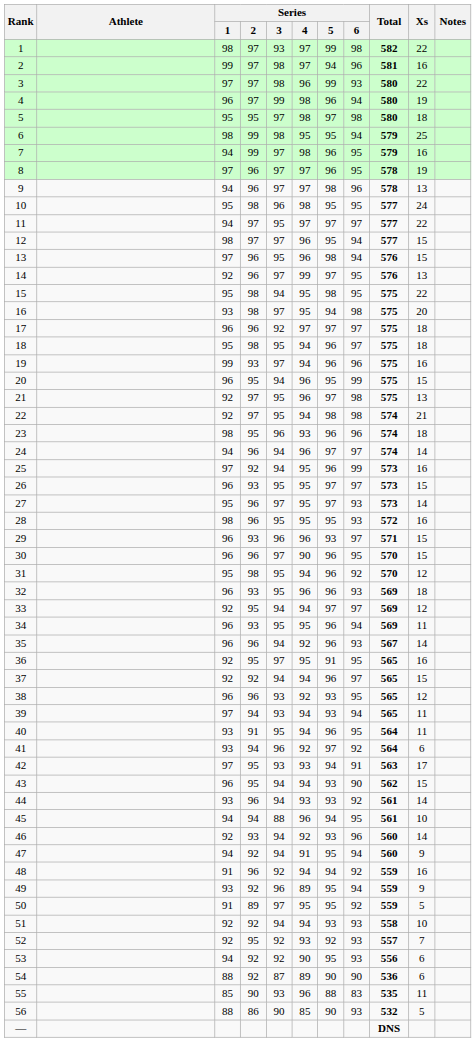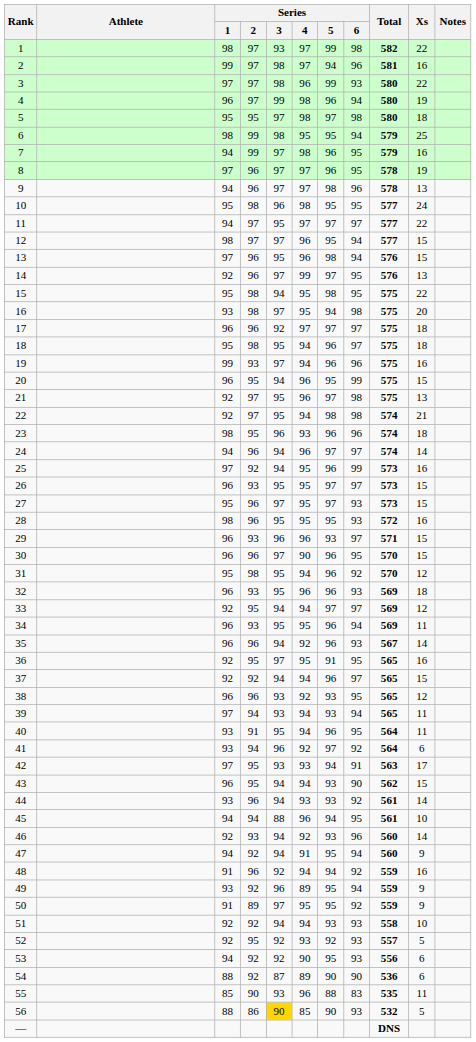(422, 503) 14 -> (422, 503) 15
(422, 906) 5 -> (422, 906) 9
(422, 941) 7 -> (422, 941) 5
(279, 1011) no background -> (279, 1011) gold background
